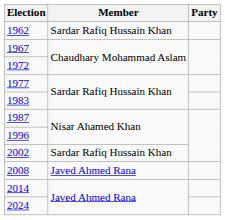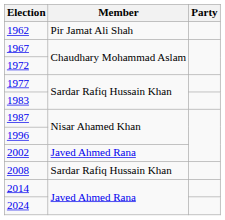(111, 30) Sardar Rafiq Hussain Khan -> (92, 30) Pir Jamat Ali Shah
(111, 153) Sardar Rafiq Hussain Khan -> (93, 153) Javed Ahmed Rana
(93, 170) Javed Ahmed Rana -> (111, 170) Sardar Rafiq Hussain Khan
